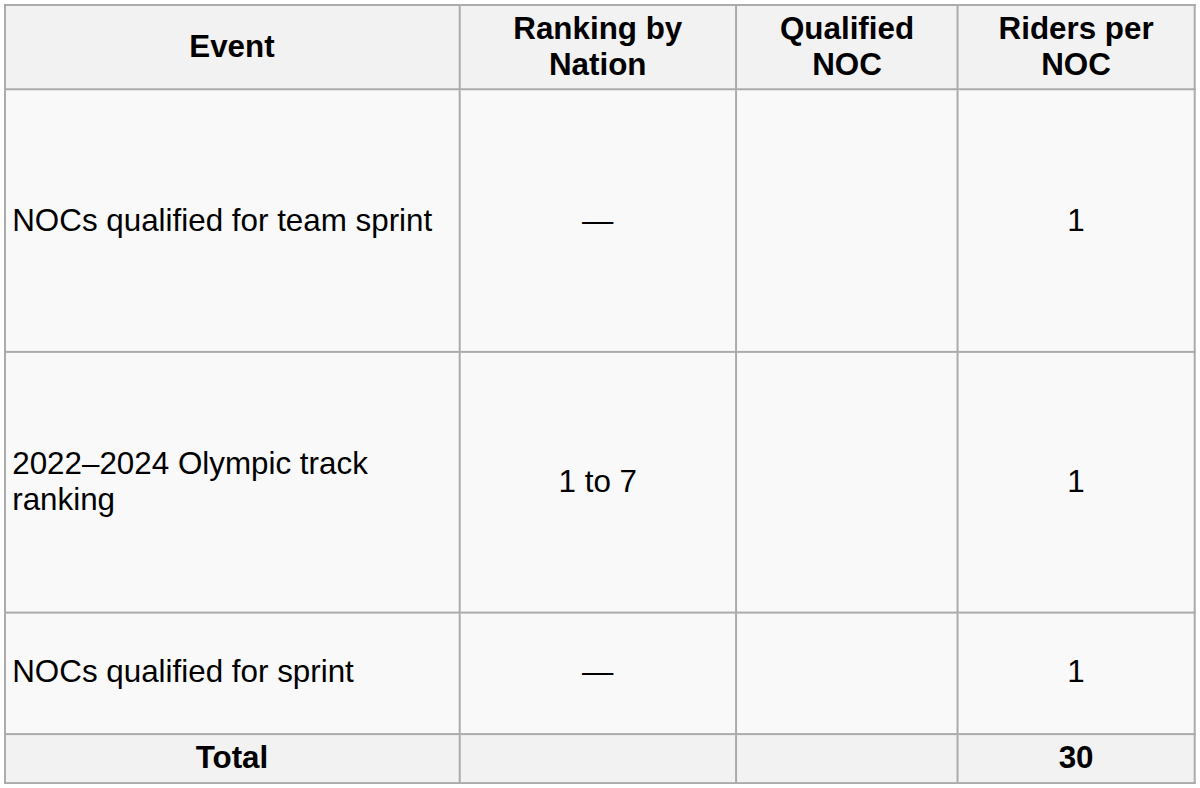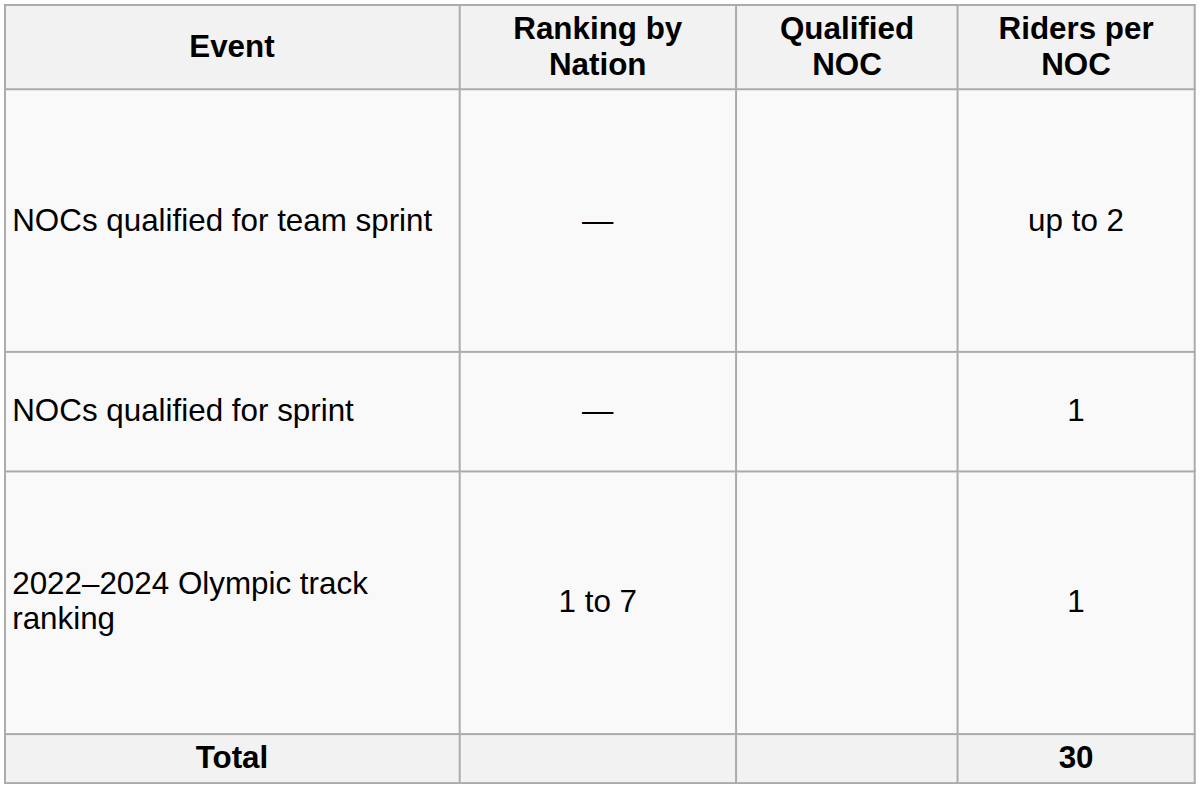(1076, 220) 1 -> (1076, 220) up to 2
rows swapped: (190, 481) <-> (183, 672)
